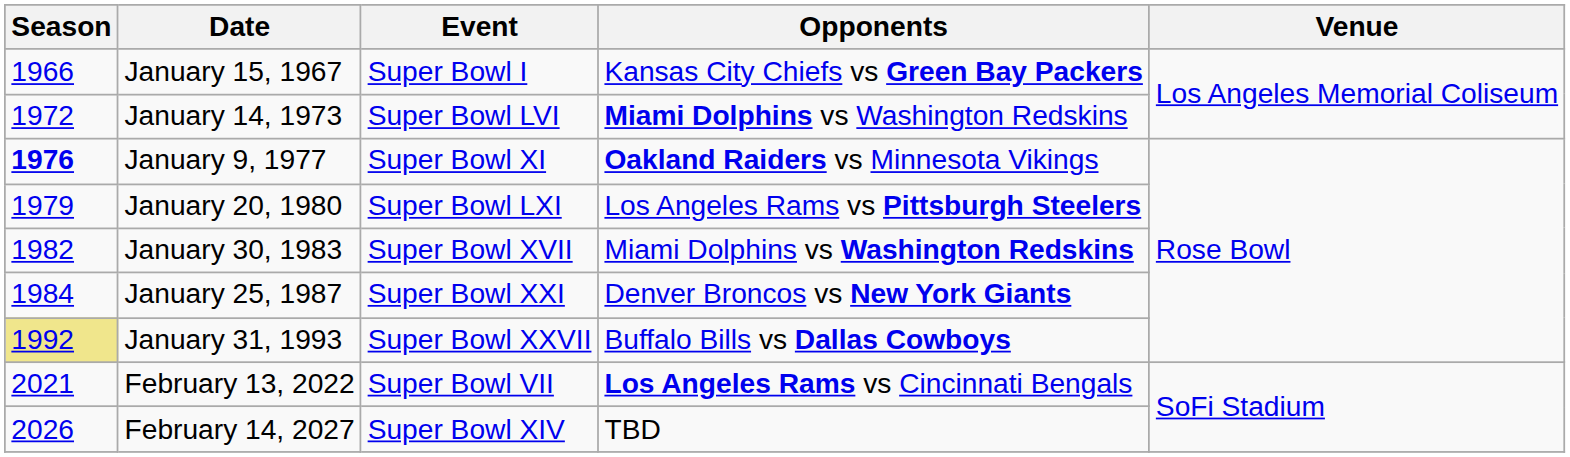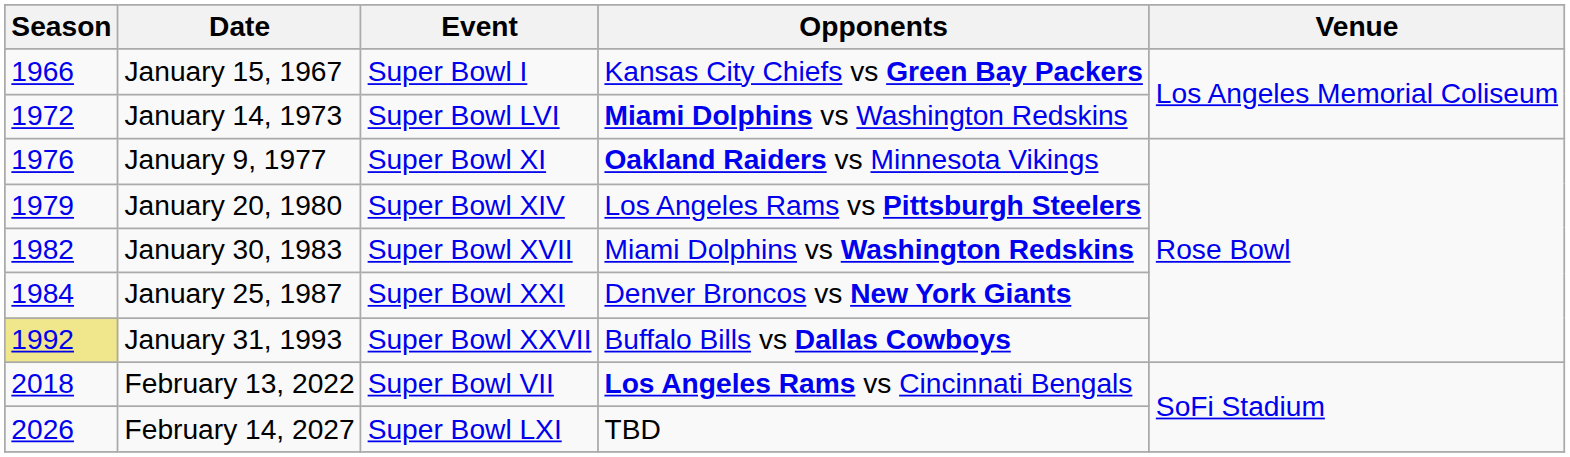(43, 160) bold -> (43, 160) normal
(465, 205) Super Bowl LXI -> (466, 205) Super Bowl XIV
(43, 384) 2021 -> (43, 384) 2018
(466, 428) Super Bowl XIV -> (465, 428) Super Bowl LXI
